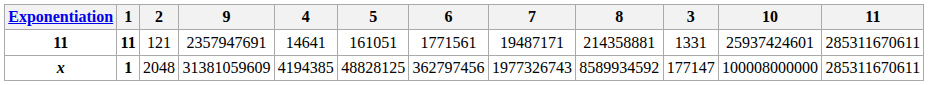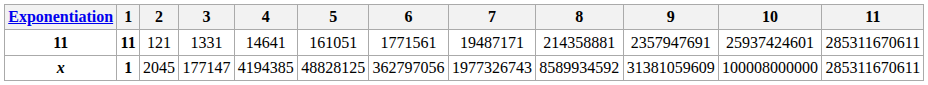columns swapped: (691, 17) <-> (226, 17)
(159, 67) 2048 -> (159, 67) 2045
(449, 67) 362797456 -> (409, 67) 362797056
